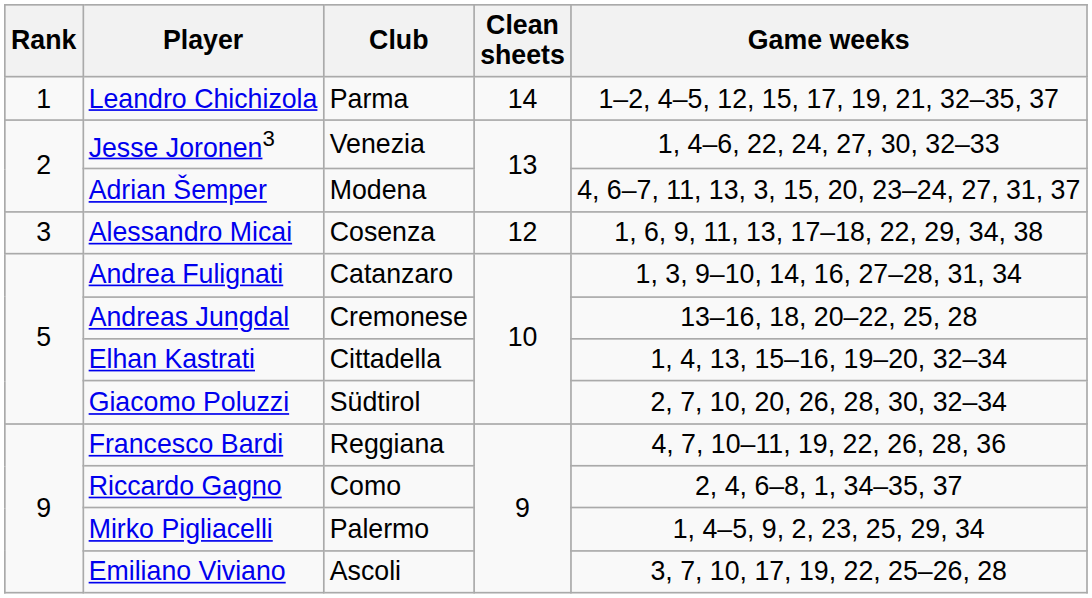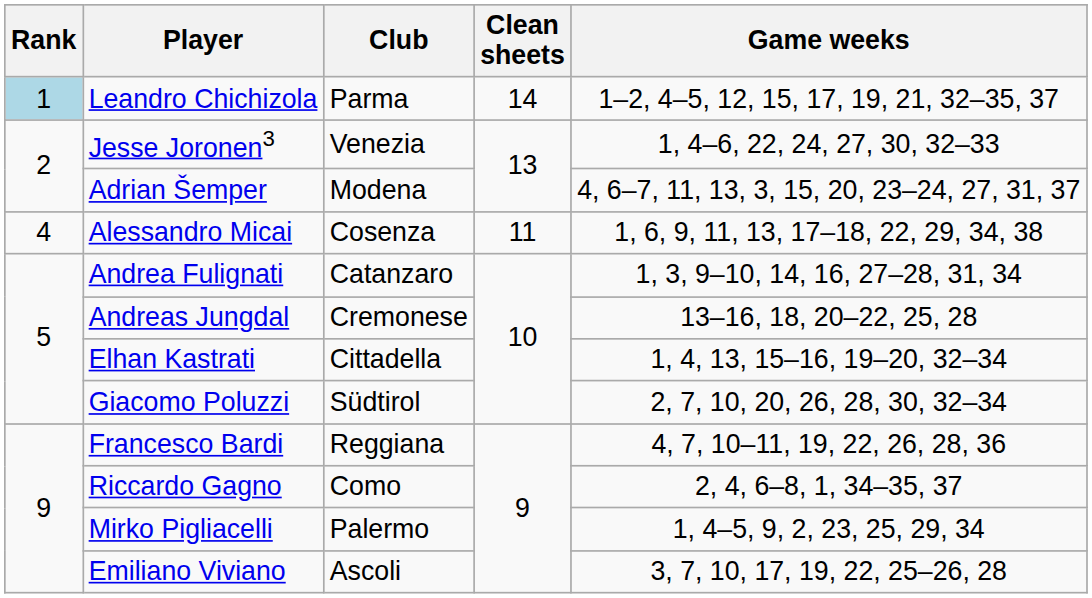(44, 98) no background -> (44, 98) lightblue background
(44, 232) 3 -> (44, 232) 4
(522, 232) 12 -> (522, 232) 11
